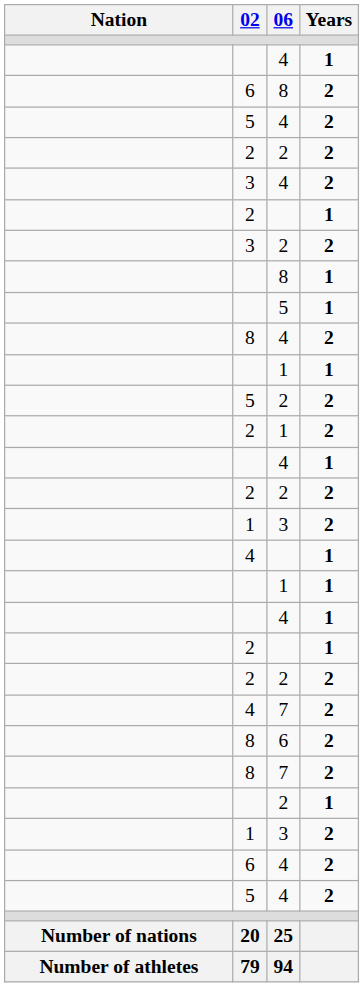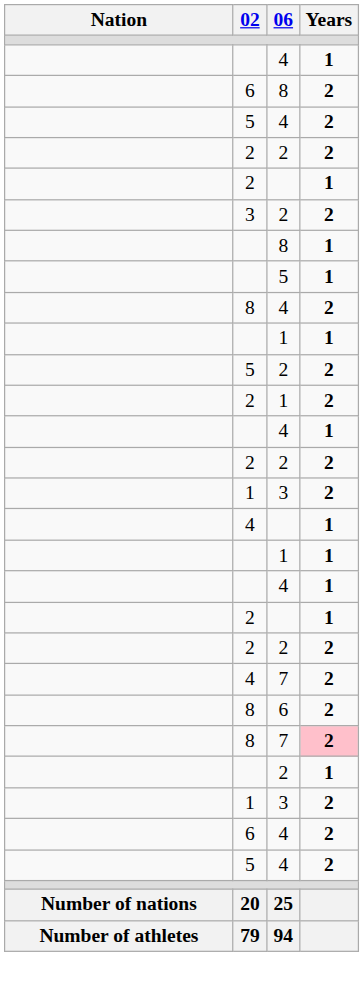- row: (250, 183)
(329, 771) no background -> (329, 740) pink background
